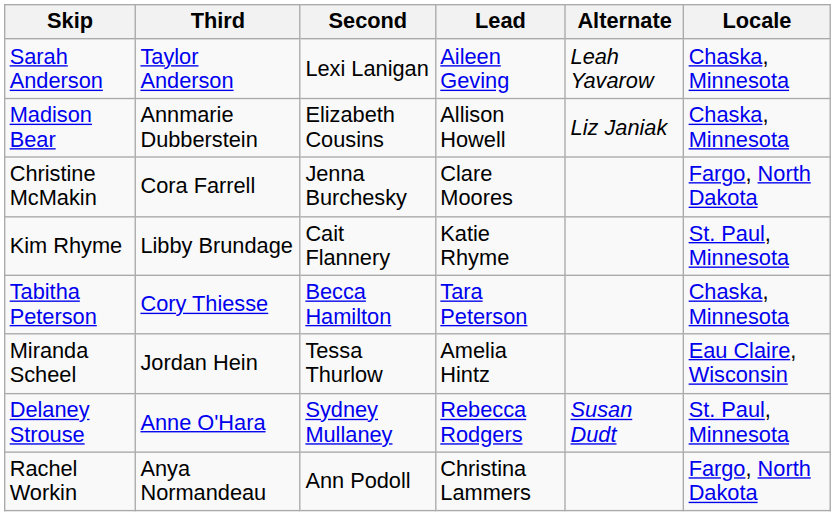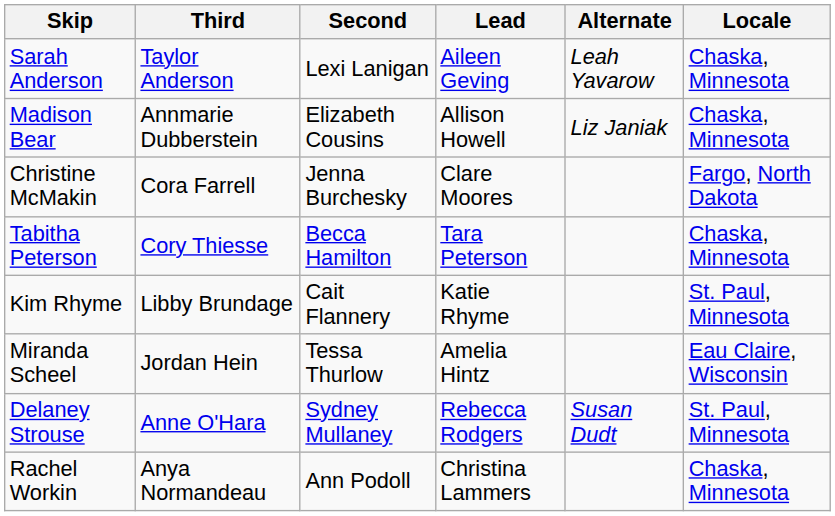rows swapped: (53, 304) <-> (66, 245)
(750, 481) Fargo, North Dakota -> (739, 481) Chaska, Minnesota
